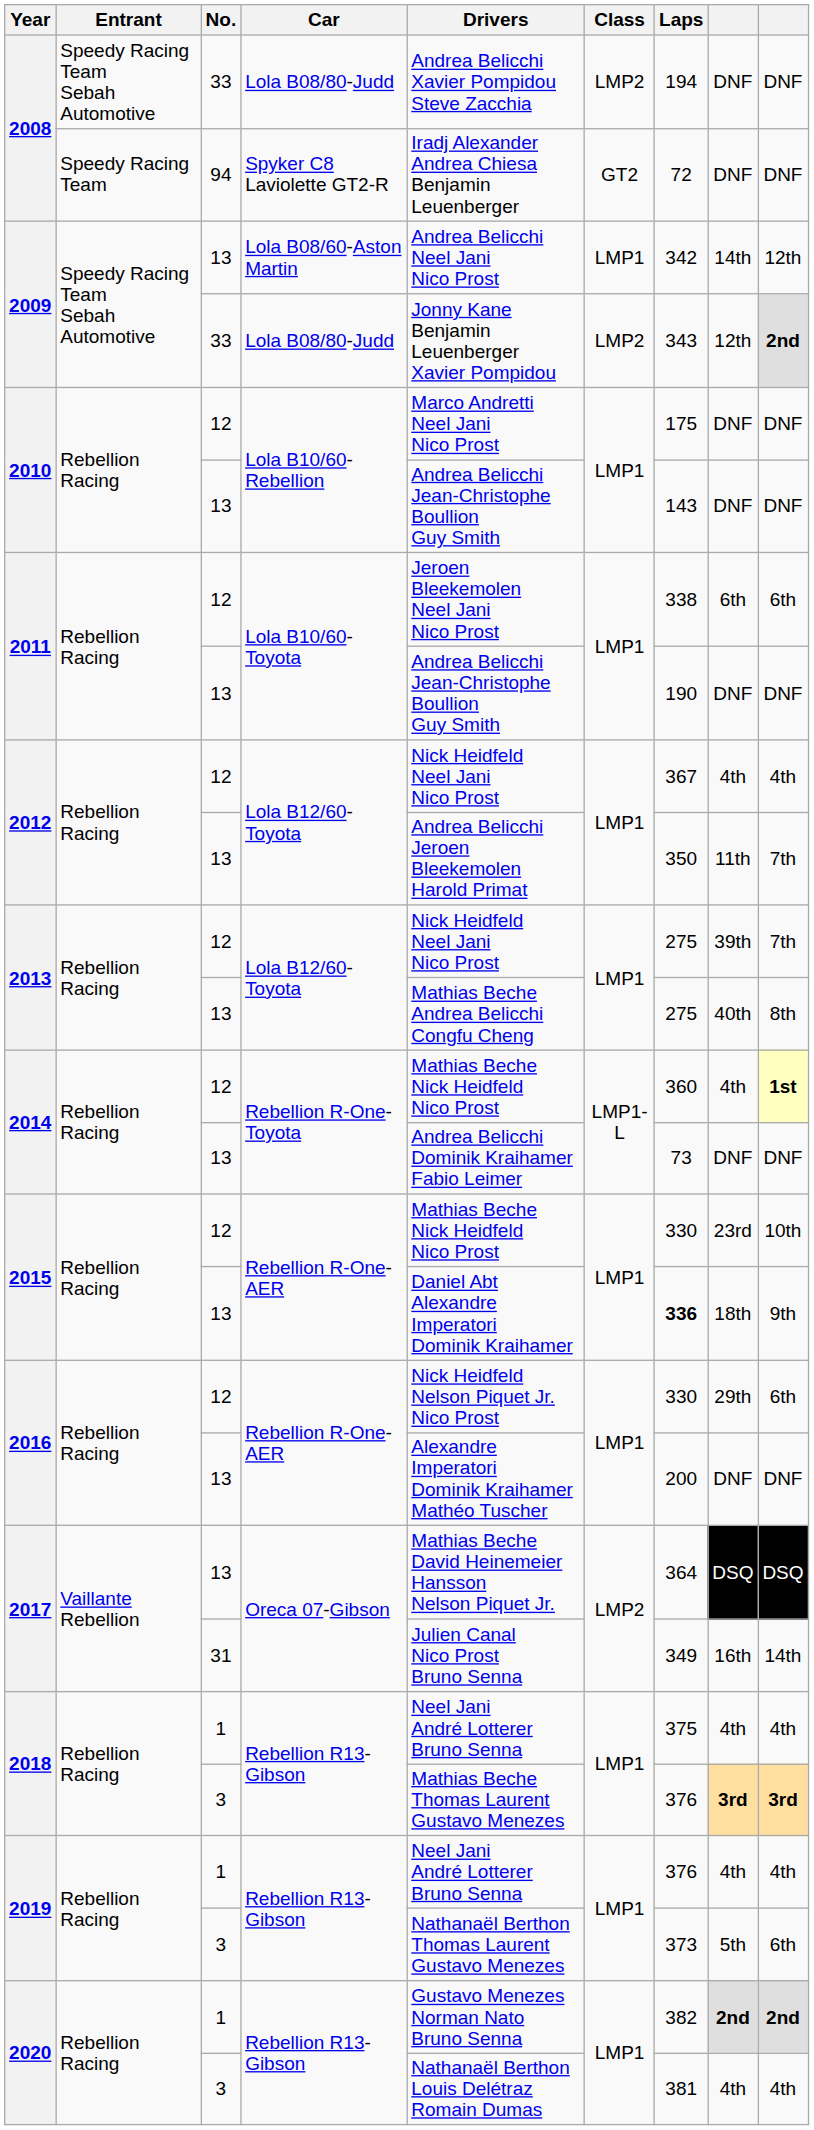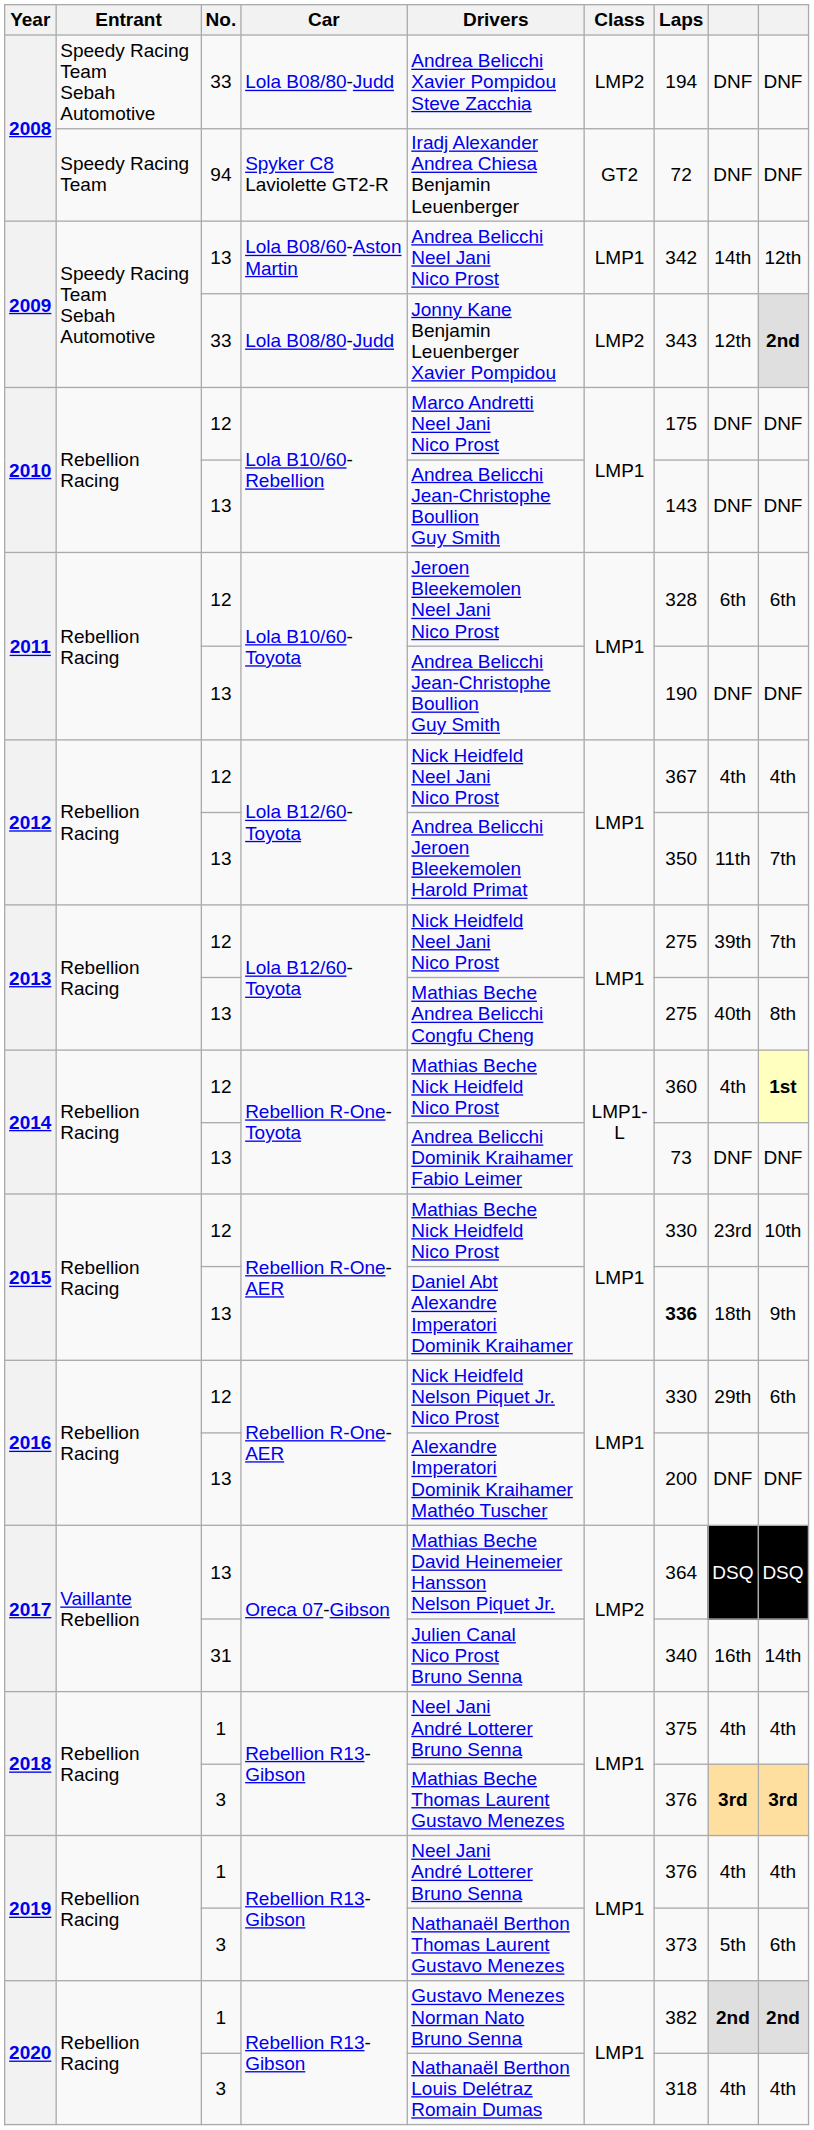(681, 600) 338 -> (681, 600) 328
(681, 1656) 349 -> (681, 1656) 340
(681, 2089) 381 -> (681, 2089) 318
